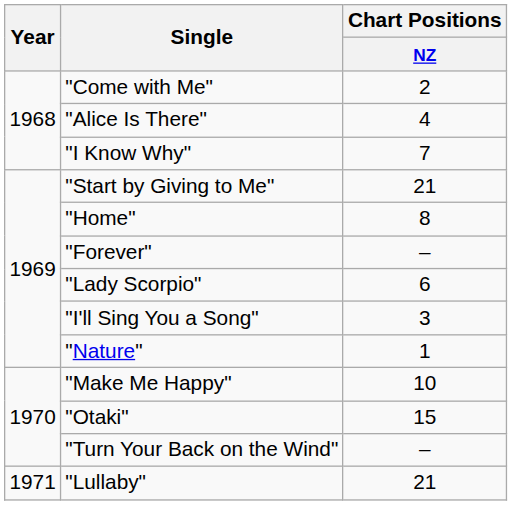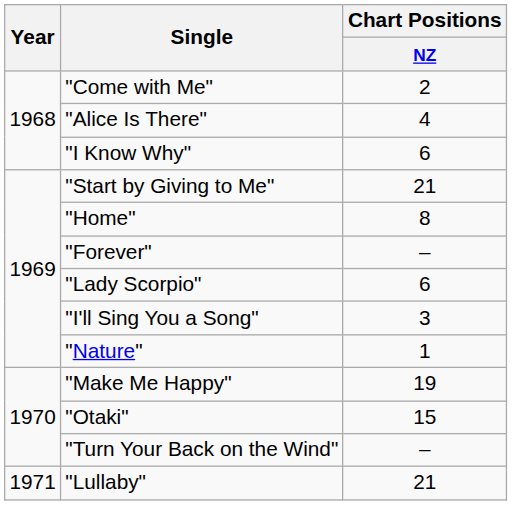(425, 152) 7 -> (425, 152) 6
(425, 383) 10 -> (425, 383) 19
